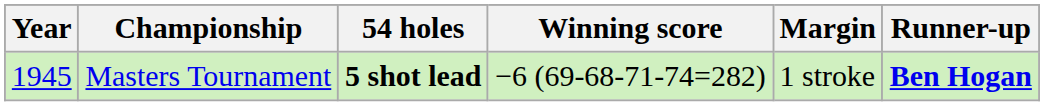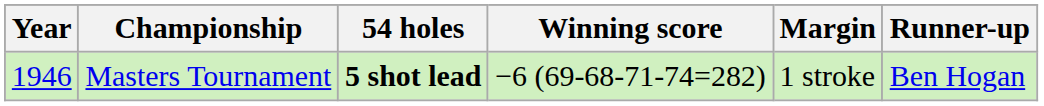(42, 75) 1945 -> (42, 75) 1946
(961, 75) bold -> (957, 75) normal
